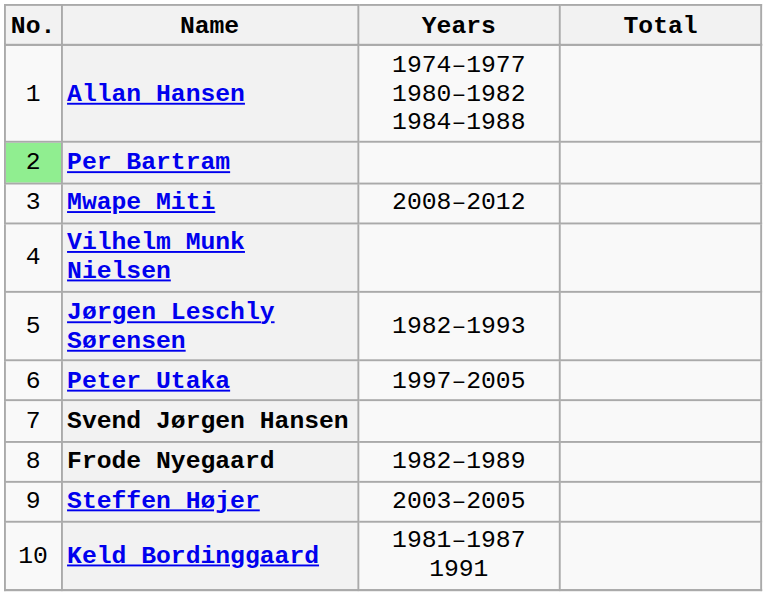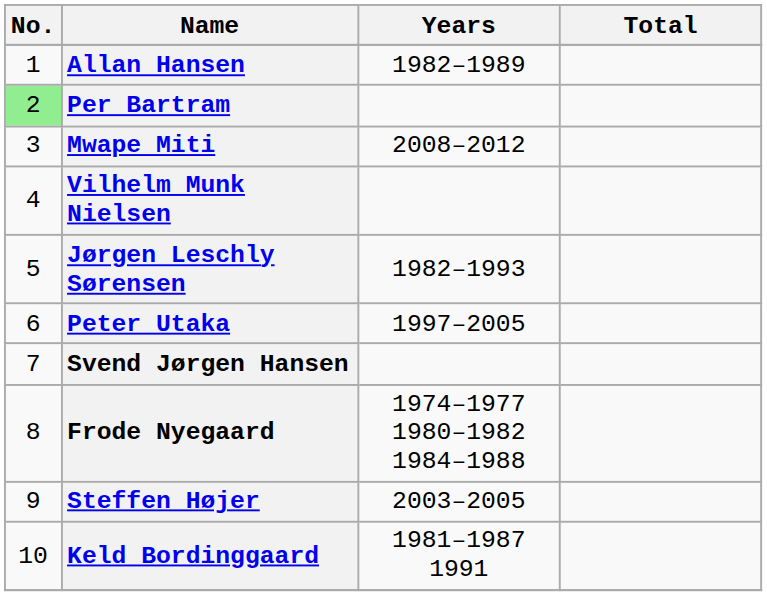(459, 94) 1974–1977 1980–1982 1984–1988 -> (459, 65) 1982–1989
(459, 461) 1982–1989 -> (459, 433) 1974–1977 1980–1982 1984–1988
